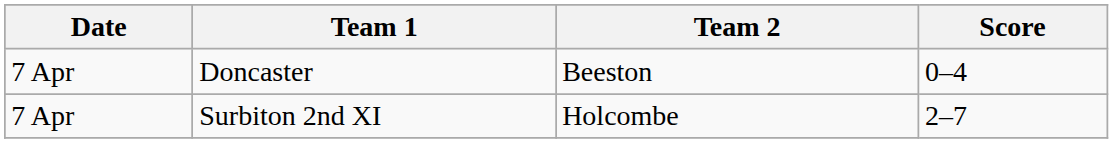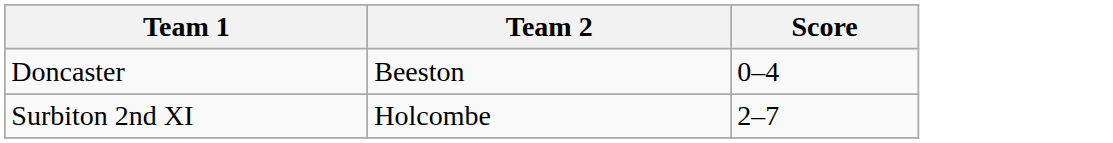- column: (99, 26)
